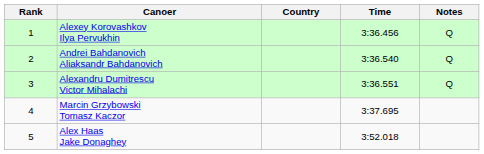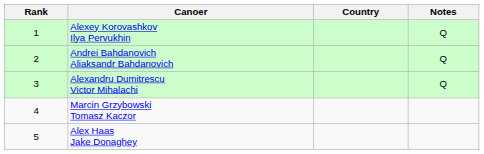- column: (380, 12)
